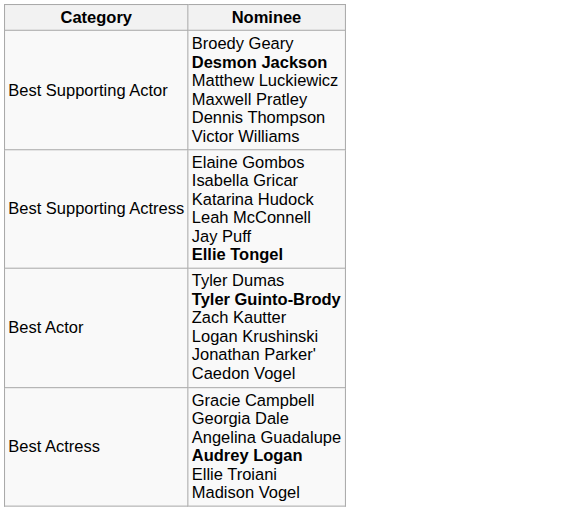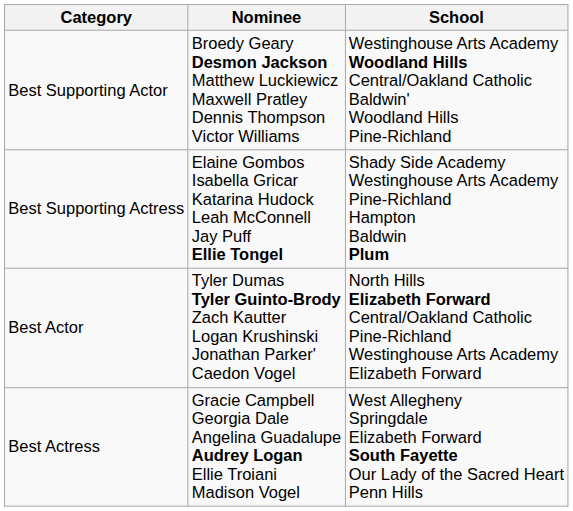+ column: (456, 17)
